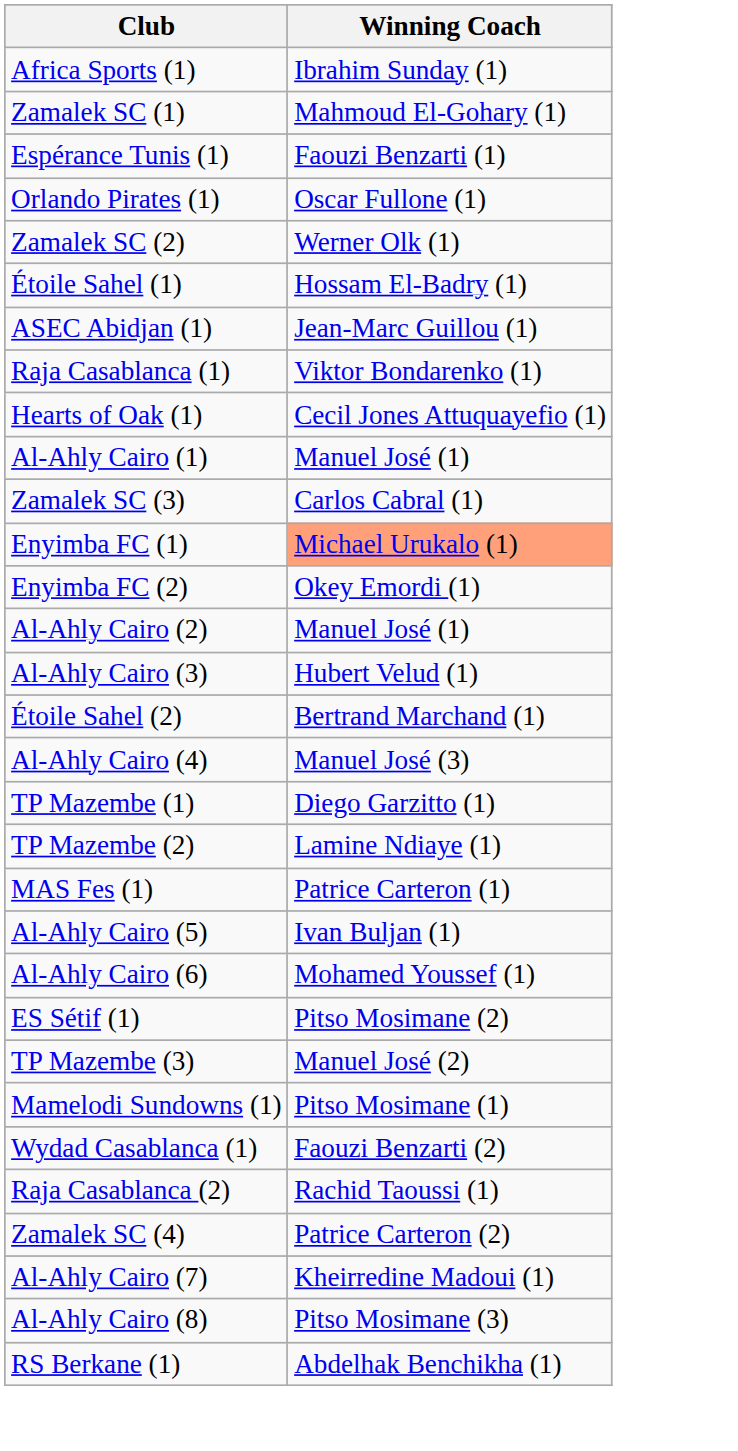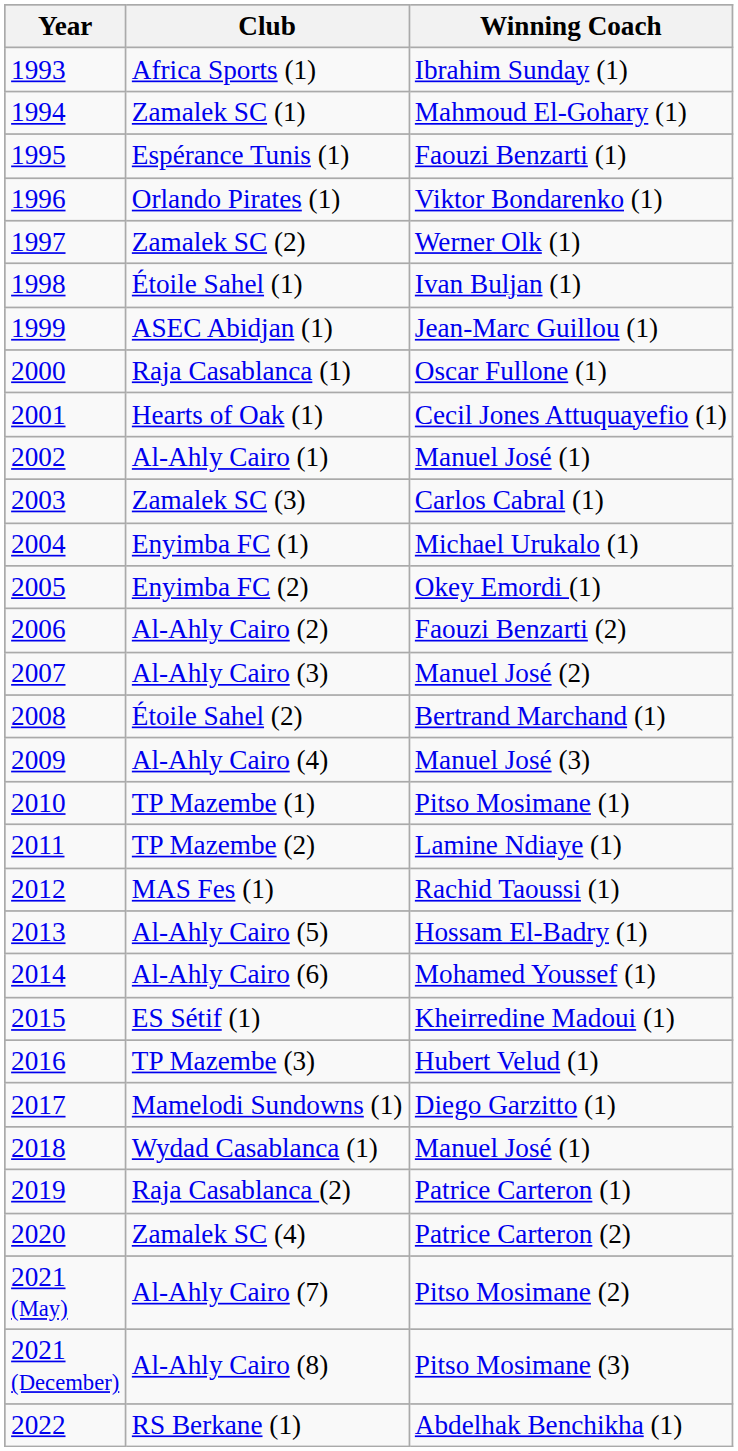+ column: (65, 26)
(390, 198) Oscar Fullone (1) -> (539, 198) Viktor Bondarenko (1)
(410, 284) Hossam El-Badry (1) -> (498, 284) Ivan Buljan (1)
(418, 371) Viktor Bondarenko (1) -> (511, 371) Oscar Fullone (1)
(406, 543) lightsalmon background -> (527, 543) no background
(382, 629) Manuel José (1) -> (521, 629) Faouzi Benzarti (2)
(386, 673) Hubert Velud (1) -> (502, 673) Manuel José (2)
(395, 802) Diego Garzitto (1) -> (522, 802) Pitso Mosimane (1)
(402, 888) Patrice Carteron (1) -> (517, 888) Rachid Taoussi (1)
(377, 931) Ivan Buljan (1) -> (531, 931) Hossam El-Badry (1)
(401, 1018) Pitso Mosimane (2) -> (545, 1018) Kheirredine Madoui (1)
(382, 1061) Manuel José (2) -> (507, 1061) Hubert Velud (1)
(401, 1104) Pitso Mosimane (1) -> (515, 1104) Diego Garzitto (1)
(400, 1147) Faouzi Benzarti (2) -> (502, 1147) Manuel José (1)
(396, 1190) Rachid Taoussi (1) -> (523, 1190) Patrice Carteron (1)
(424, 1277) Kheirredine Madoui (1) -> (522, 1292) Pitso Mosimane (2)
